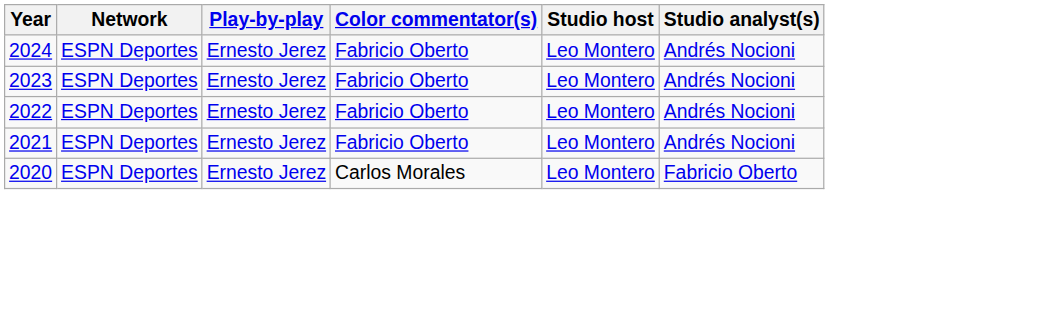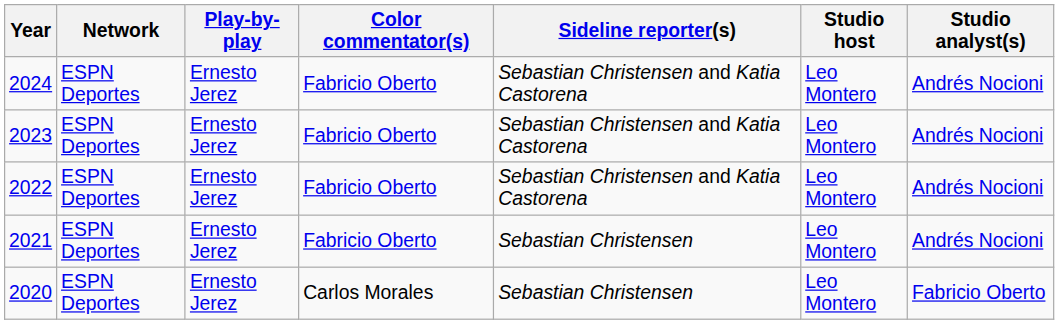+ column: (647, 30)
